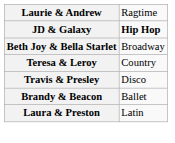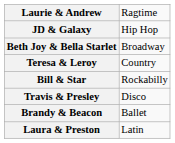(141, 29) bold -> (140, 29) normal
+ row: (62, 79)
